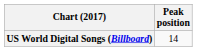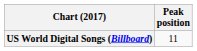(173, 38) 14 -> (173, 38) 11
